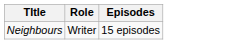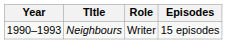+ column: (34, 13)
